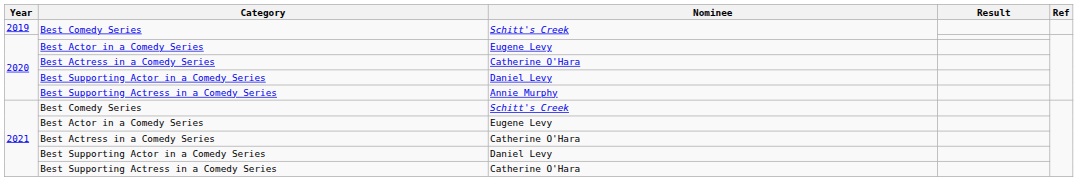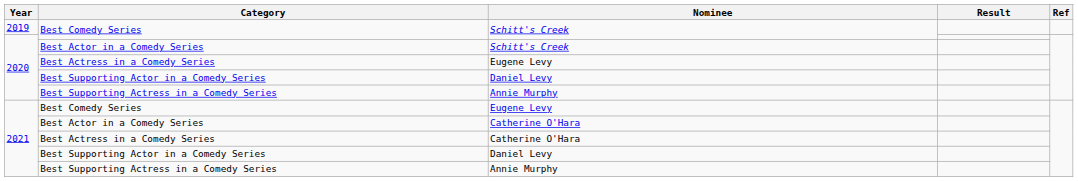(521, 47) Eugene Levy -> (530, 47) Schitt's Creek
(535, 62) Catherine O'Hara -> (521, 62) Eugene Levy
(530, 108) Schitt's Creek -> (521, 108) Eugene Levy
(521, 123) Eugene Levy -> (535, 123) Catherine O'Hara
(535, 169) Catherine O'Hara -> (524, 169) Annie Murphy
